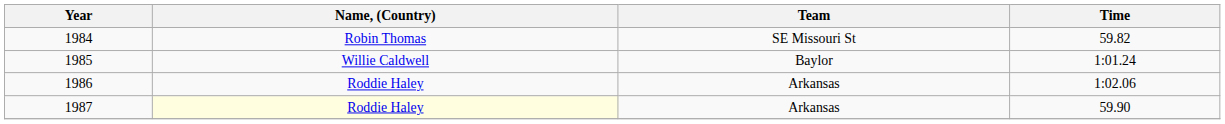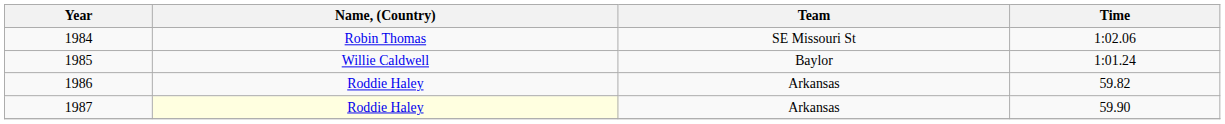(1115, 39) 59.82 -> (1115, 39) 1:02.06
(1115, 84) 1:02.06 -> (1115, 84) 59.82
